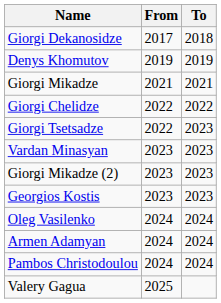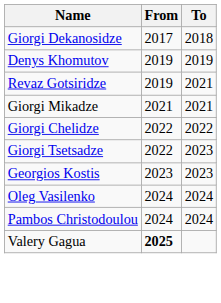+ row: (57, 83)
- row: (58, 151)
- row: (63, 173)
- row: (57, 241)
(159, 286) normal -> (159, 241) bold
